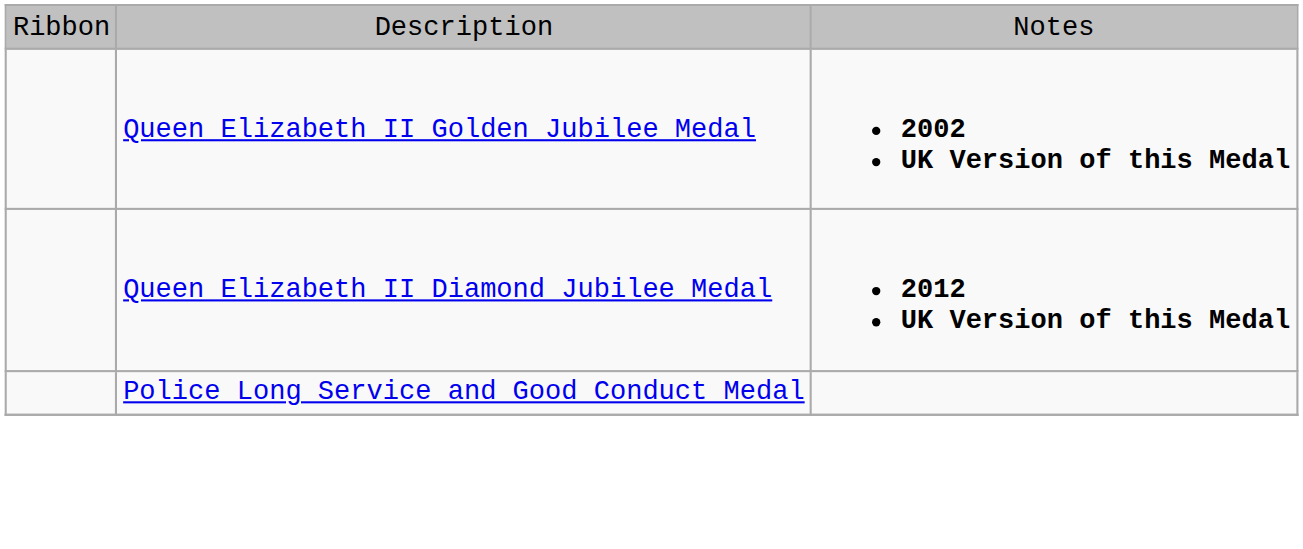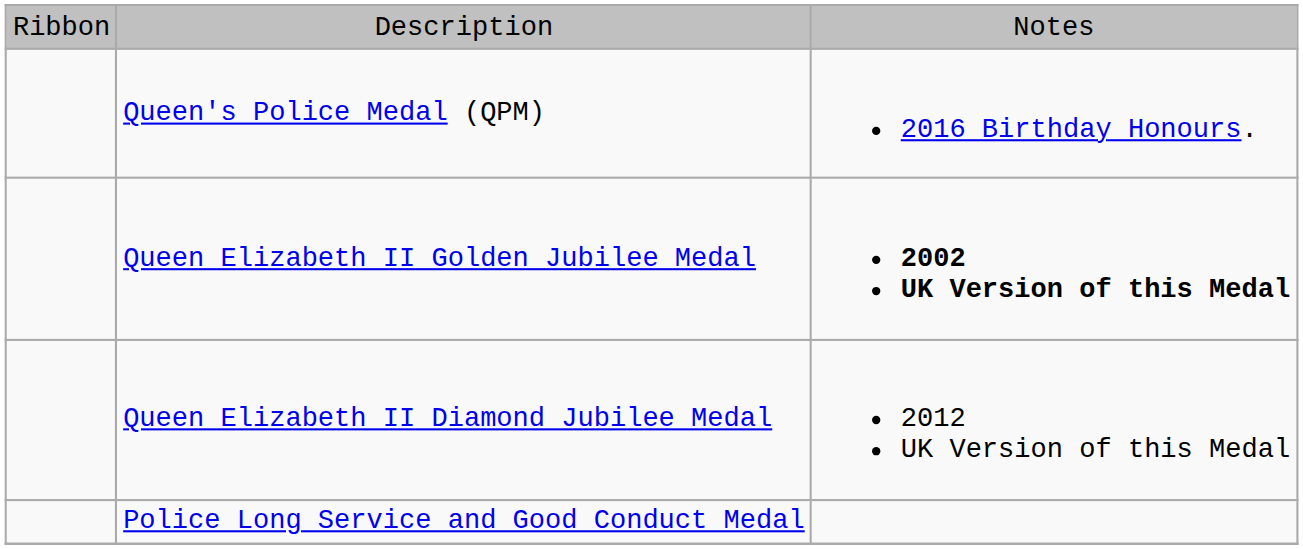+ row: (334, 114)
(1054, 306) bold -> (1054, 435) normal
